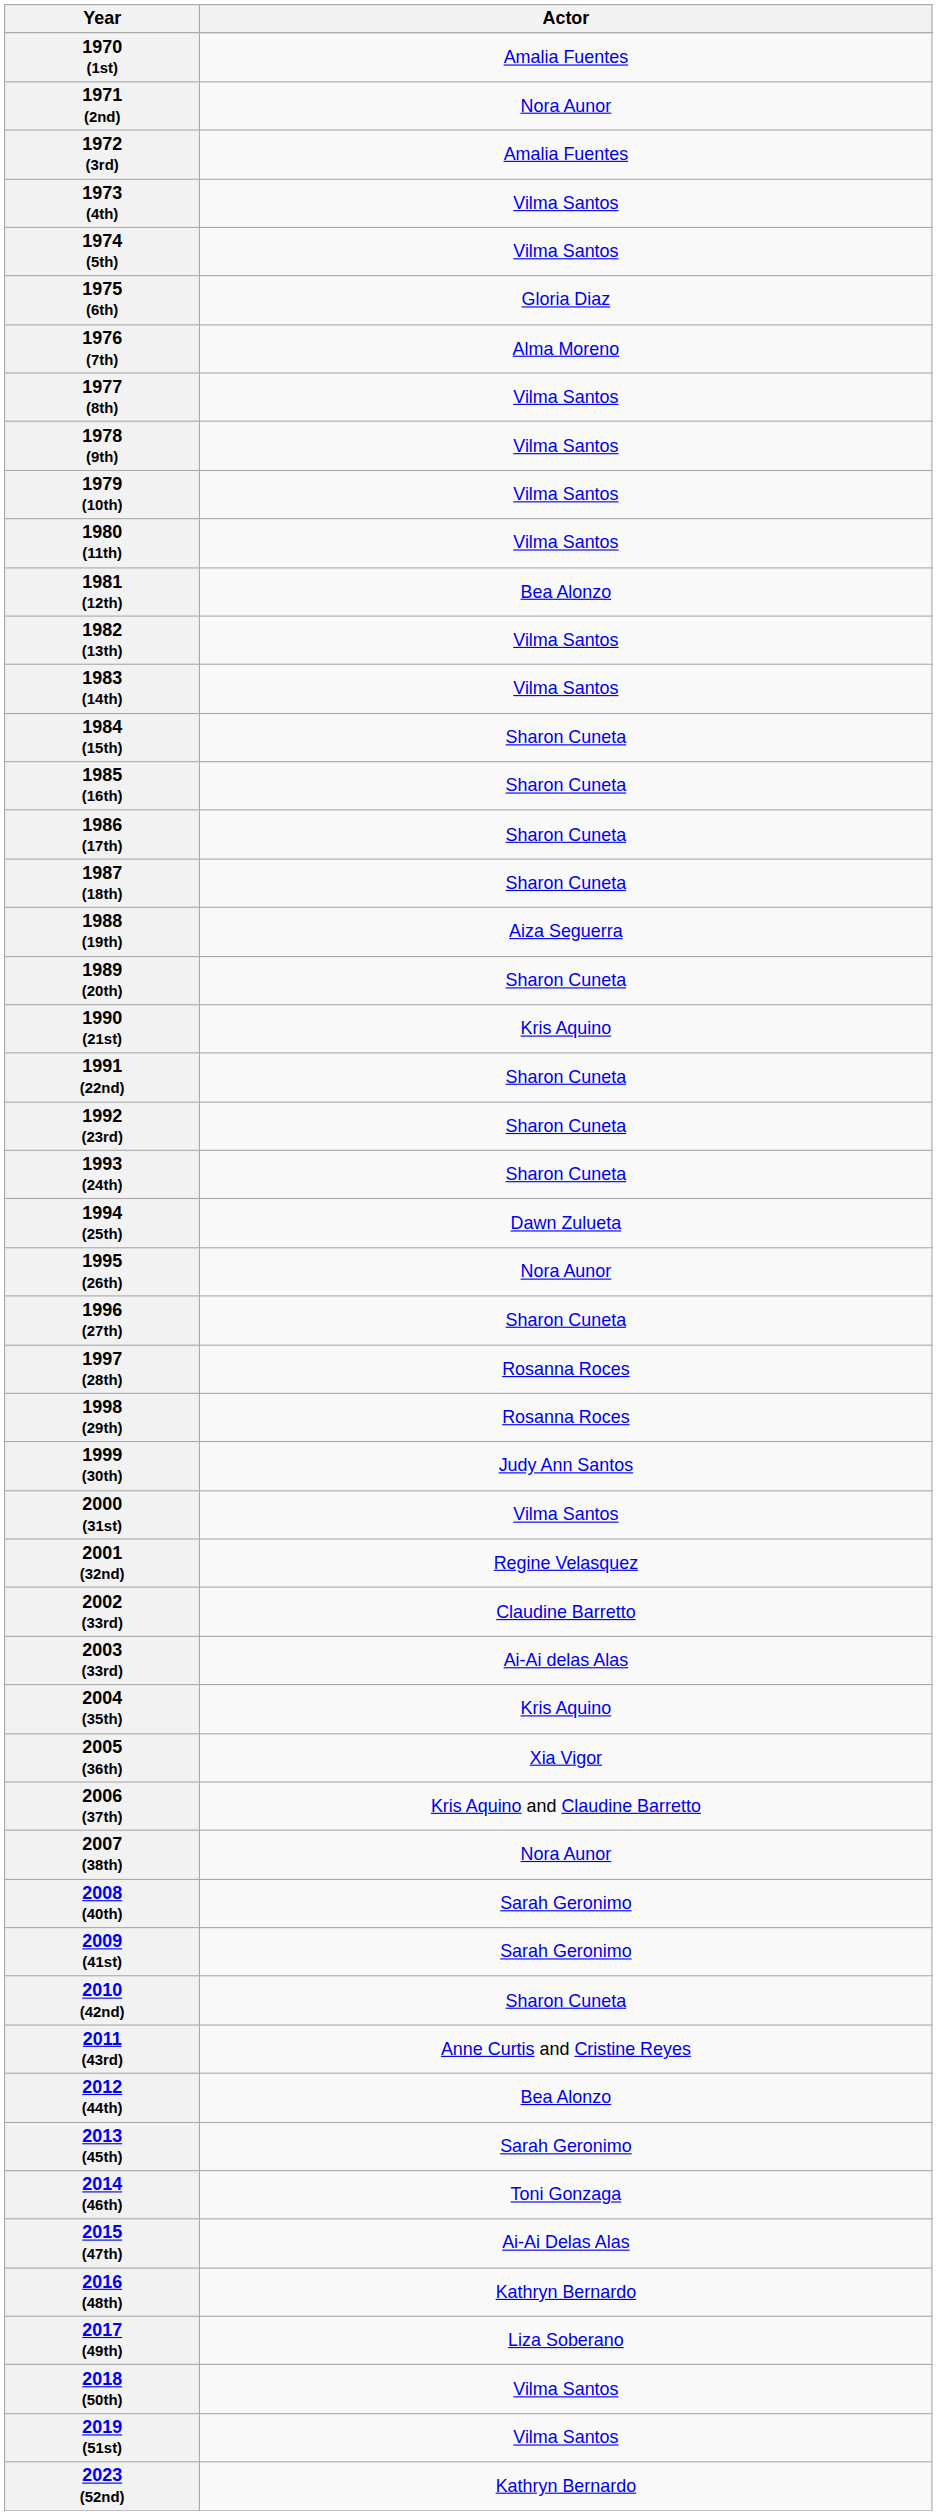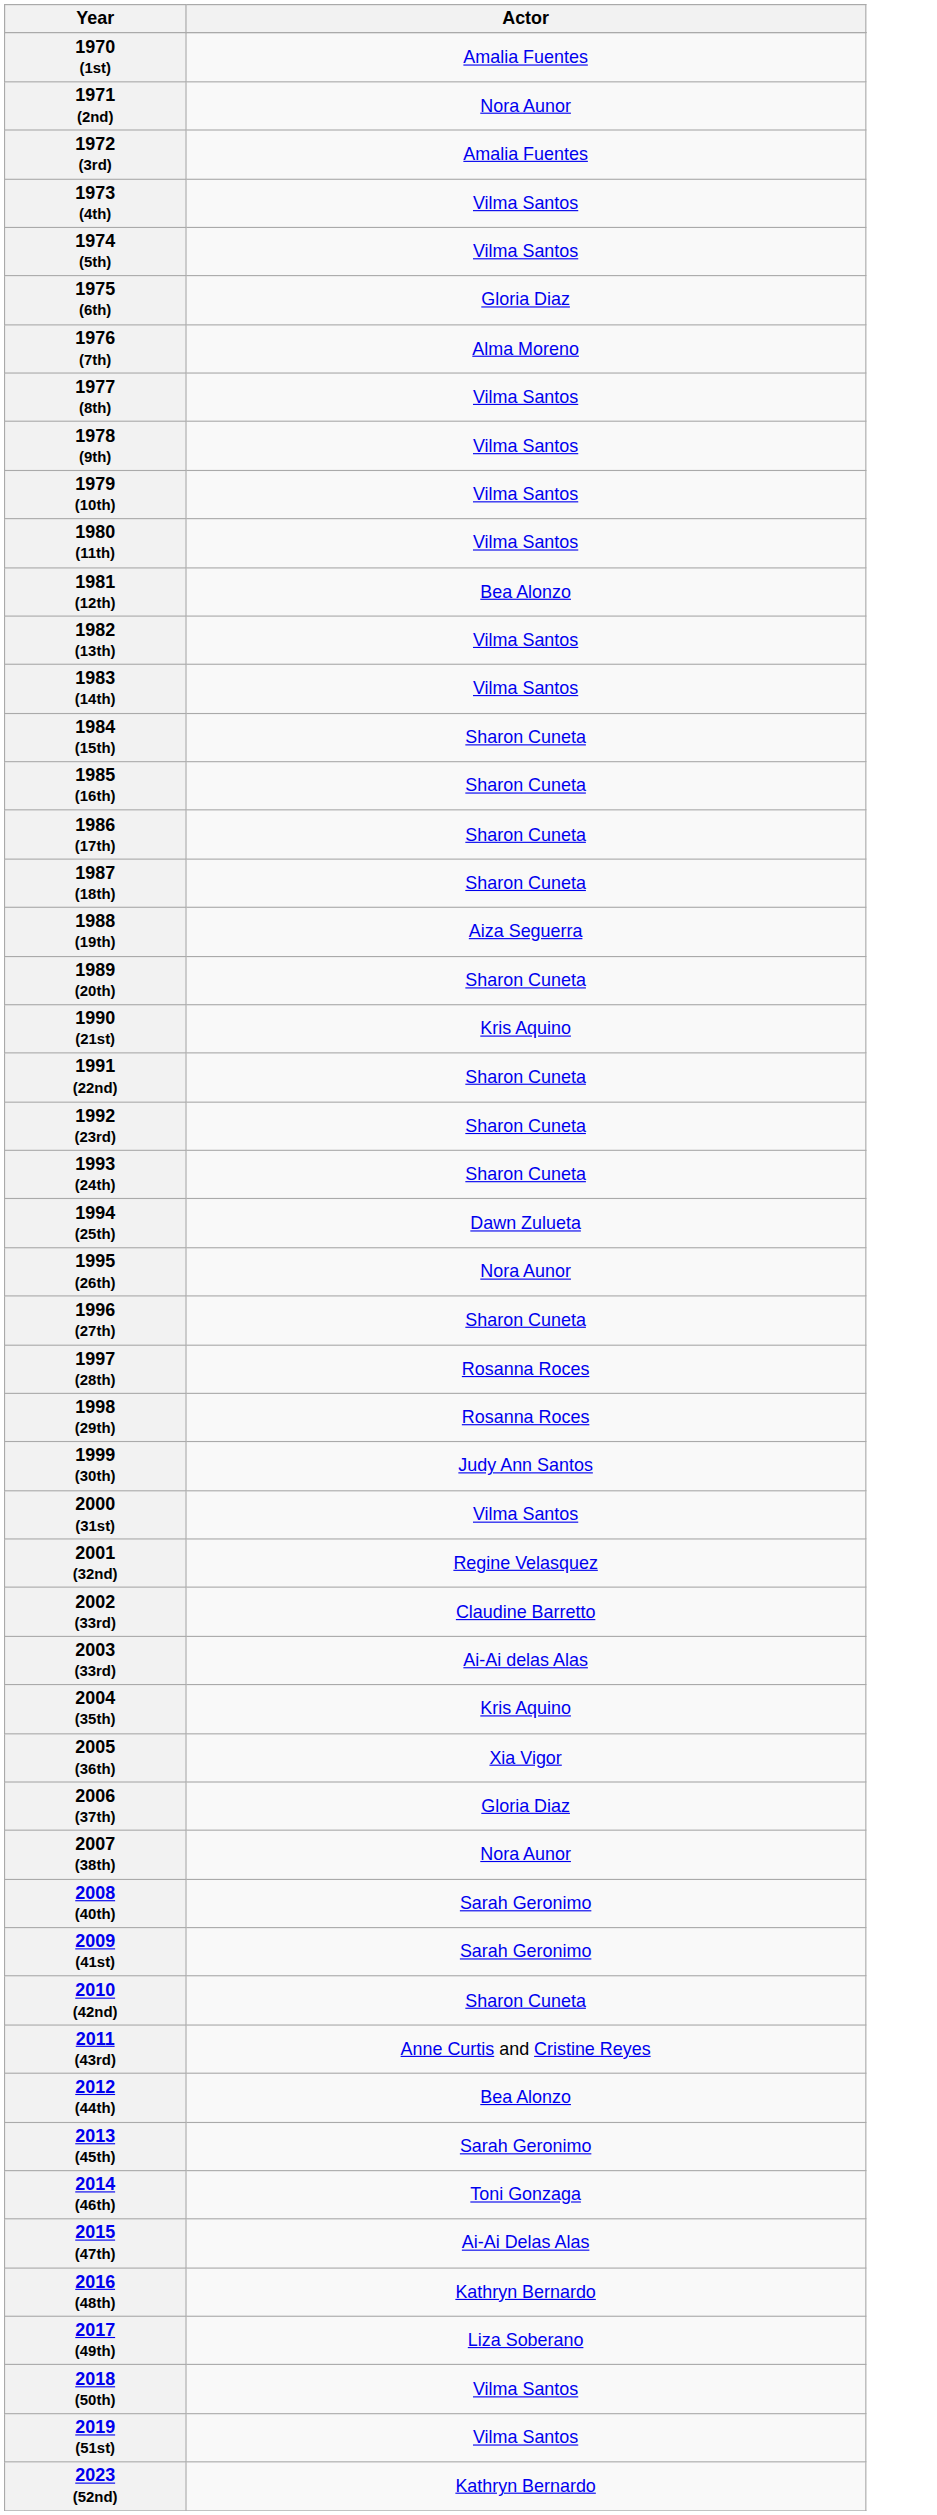(566, 1806) Kris Aquino and Claudine Barretto -> (526, 1806) Gloria Diaz
